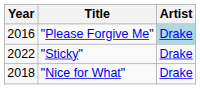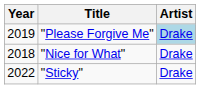(21, 34) 2016 -> (21, 34) 2019
rows swapped: (83, 73) <-> (62, 53)
